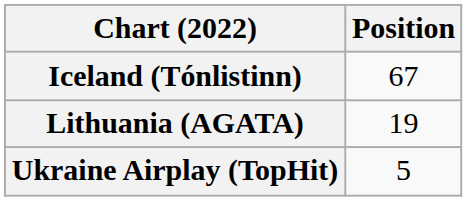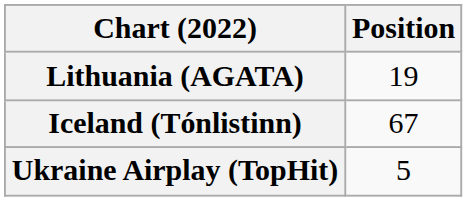rows swapped: (175, 75) <-> (175, 123)
